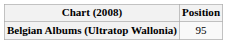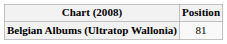(201, 30) 95 -> (201, 30) 81
